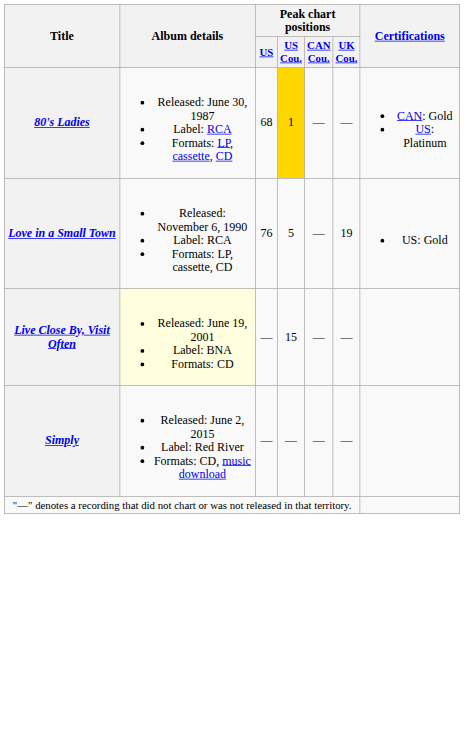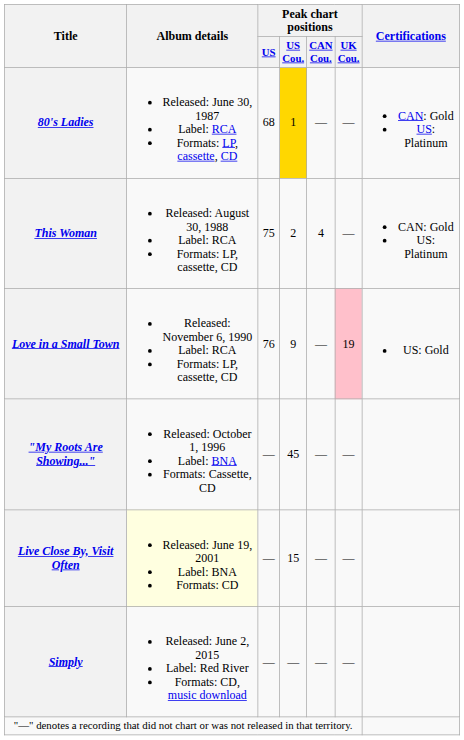+ row: (66, 233)
(291, 233) 5 -> (293, 343) 9
(346, 233) no background -> (349, 343) pink background
+ row: (66, 454)
